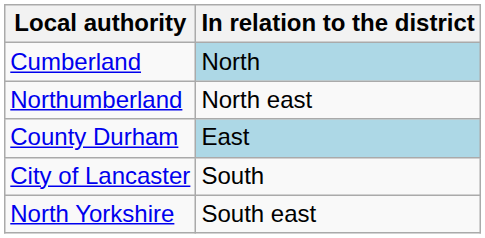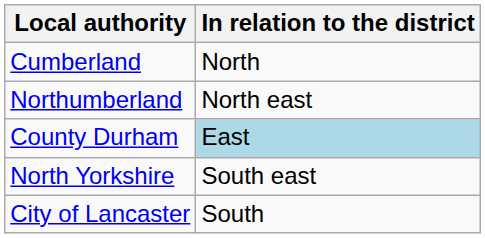(231, 61) lightblue background -> (231, 61) no background
rows swapped: (92, 213) <-> (100, 175)
